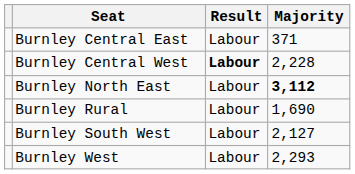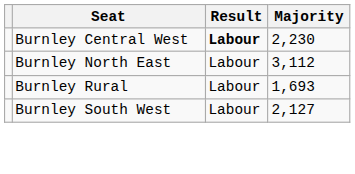- row: (102, 40)
(293, 63) 2,228 -> (293, 40) 2,230
(293, 87) bold -> (293, 63) normal
(293, 110) 1,690 -> (293, 87) 1,693
- row: (67, 157)
